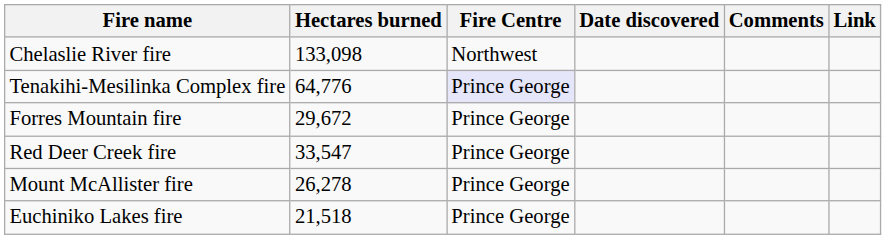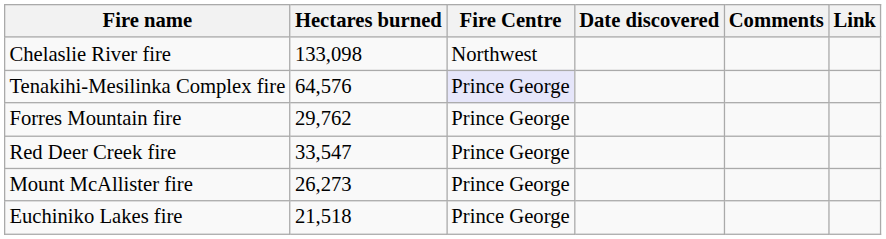(323, 86) 64,776 -> (323, 86) 64,576
(323, 119) 29,672 -> (323, 119) 29,762
(323, 184) 26,278 -> (323, 184) 26,273
